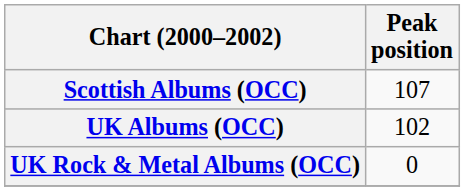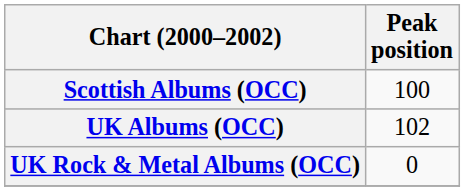(412, 89) 107 -> (412, 89) 100
